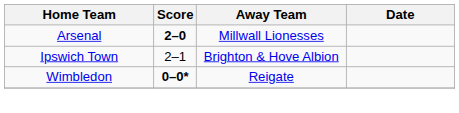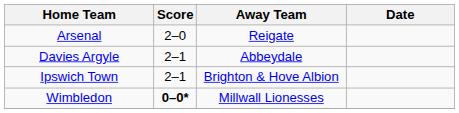(175, 35) bold -> (175, 35) normal
(271, 35) Millwall Lionesses -> (271, 35) Reigate
+ row: (79, 56)
(271, 77) Reigate -> (271, 98) Millwall Lionesses
